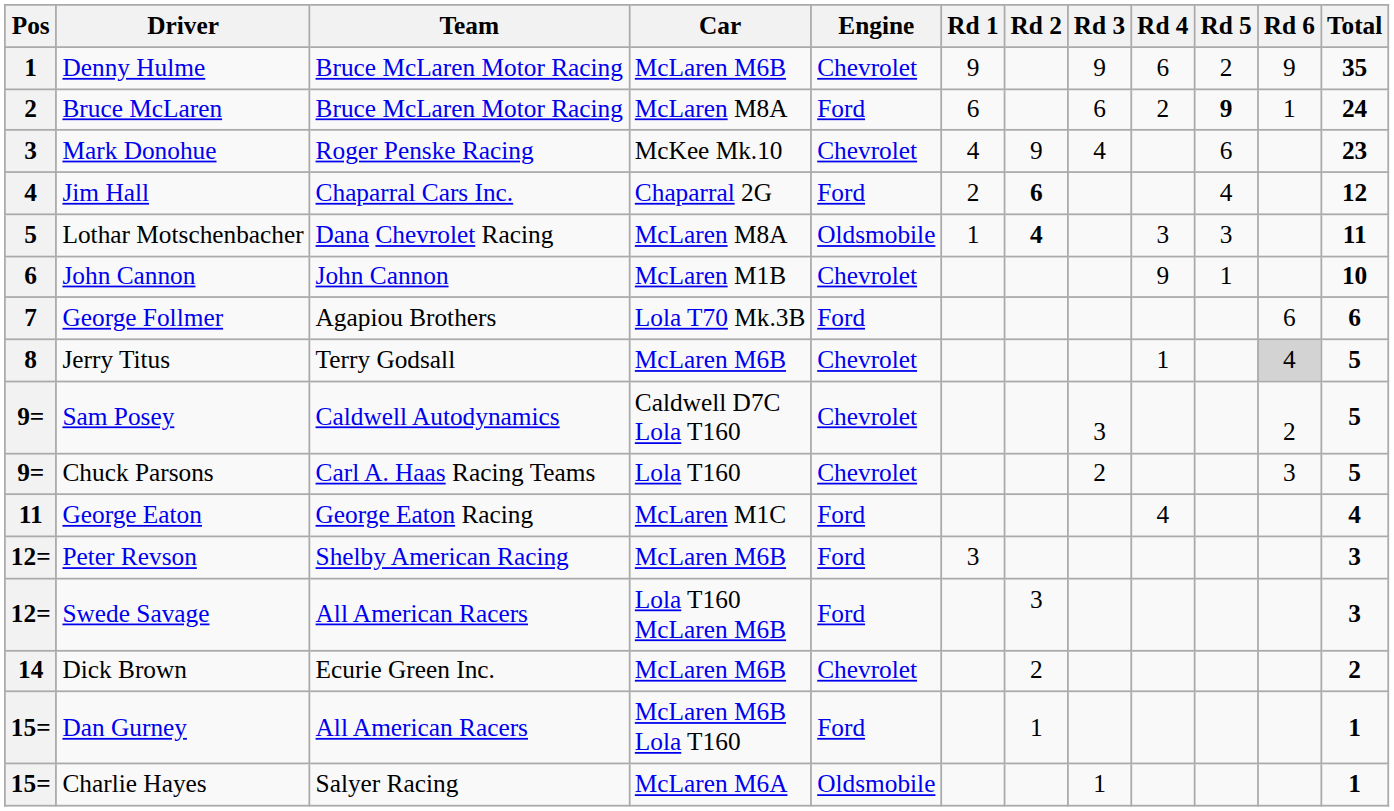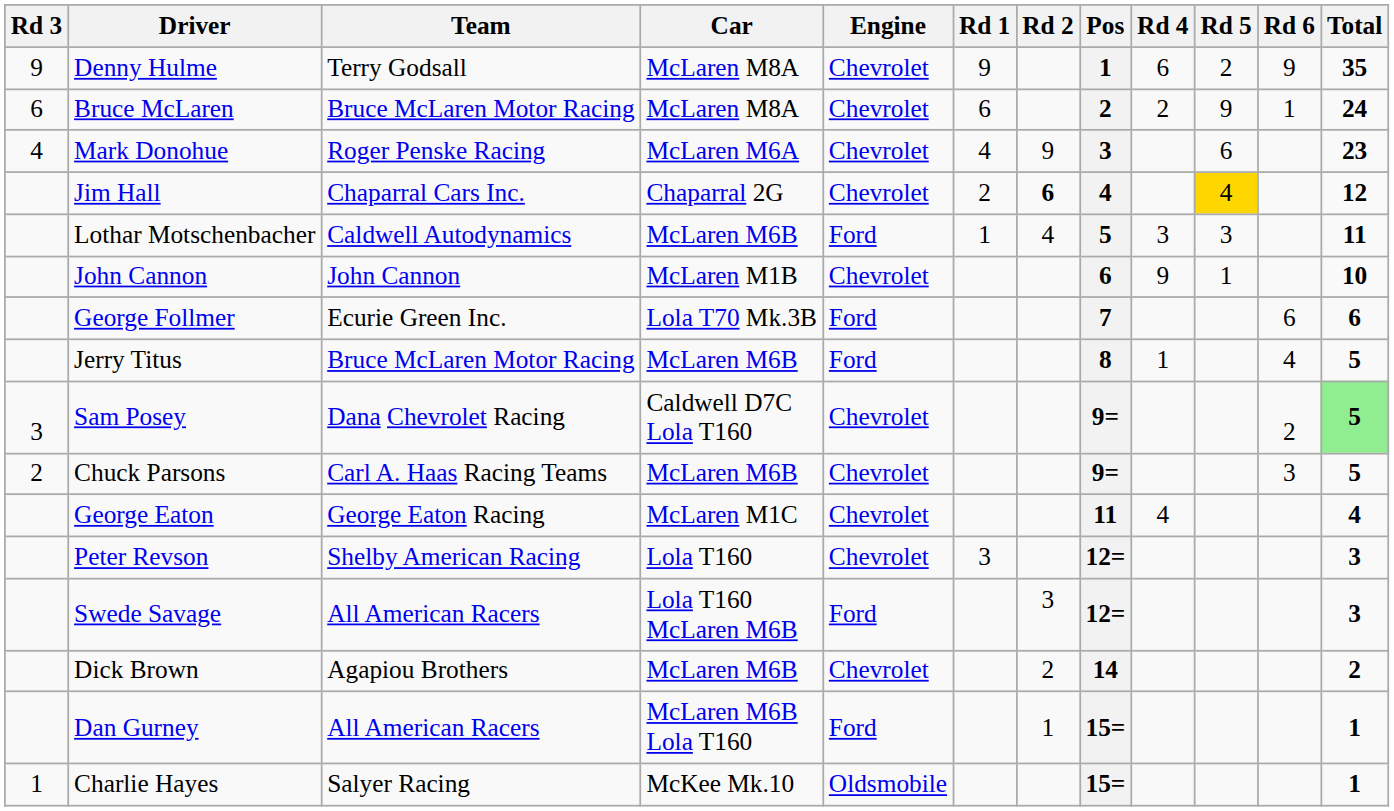columns swapped: (31, 25) <-> (1100, 25)
(469, 67) Bruce McLaren Motor Racing -> (397, 67) Terry Godsall
(710, 67) McLaren M6B -> (723, 67) McLaren M8A
(841, 109) Ford -> (879, 109) Chevrolet
(1226, 109) bold -> (1226, 109) normal
(709, 151) McKee Mk.10 -> (723, 151) McLaren M6A
(841, 192) Ford -> (879, 192) Chevrolet
(1226, 192) no background -> (1226, 192) gold background
(434, 234) Dana Chevrolet Racing -> (449, 234) Caldwell Autodynamics
(711, 234) McLaren M8A -> (722, 234) McLaren M6B
(876, 234) Oldsmobile -> (853, 234) Ford
(1036, 234) bold -> (1048, 234) normal
(406, 318) Agapiou Brothers -> (417, 318) Ecurie Green Inc.
(385, 360) Terry Godsall -> (481, 360) Bruce McLaren Motor Racing
(867, 360) Chevrolet -> (853, 360) Ford
(1289, 360) lightgrey background -> (1289, 360) no background
(438, 416) Caldwell Autodynamics -> (446, 416) Dana Chevrolet Racing
(1355, 416) no background -> (1355, 416) lightgreen background
(688, 473) Lola T160 -> (722, 473) McLaren M6B
(841, 515) Ford -> (879, 515) Chevrolet
(710, 557) McLaren M6B -> (699, 557) Lola T160
(841, 557) Ford -> (879, 557) Chevrolet
(405, 670) Ecurie Green Inc. -> (418, 670) Agapiou Brothers
(711, 784) McLaren M6A -> (720, 784) McKee Mk.10
